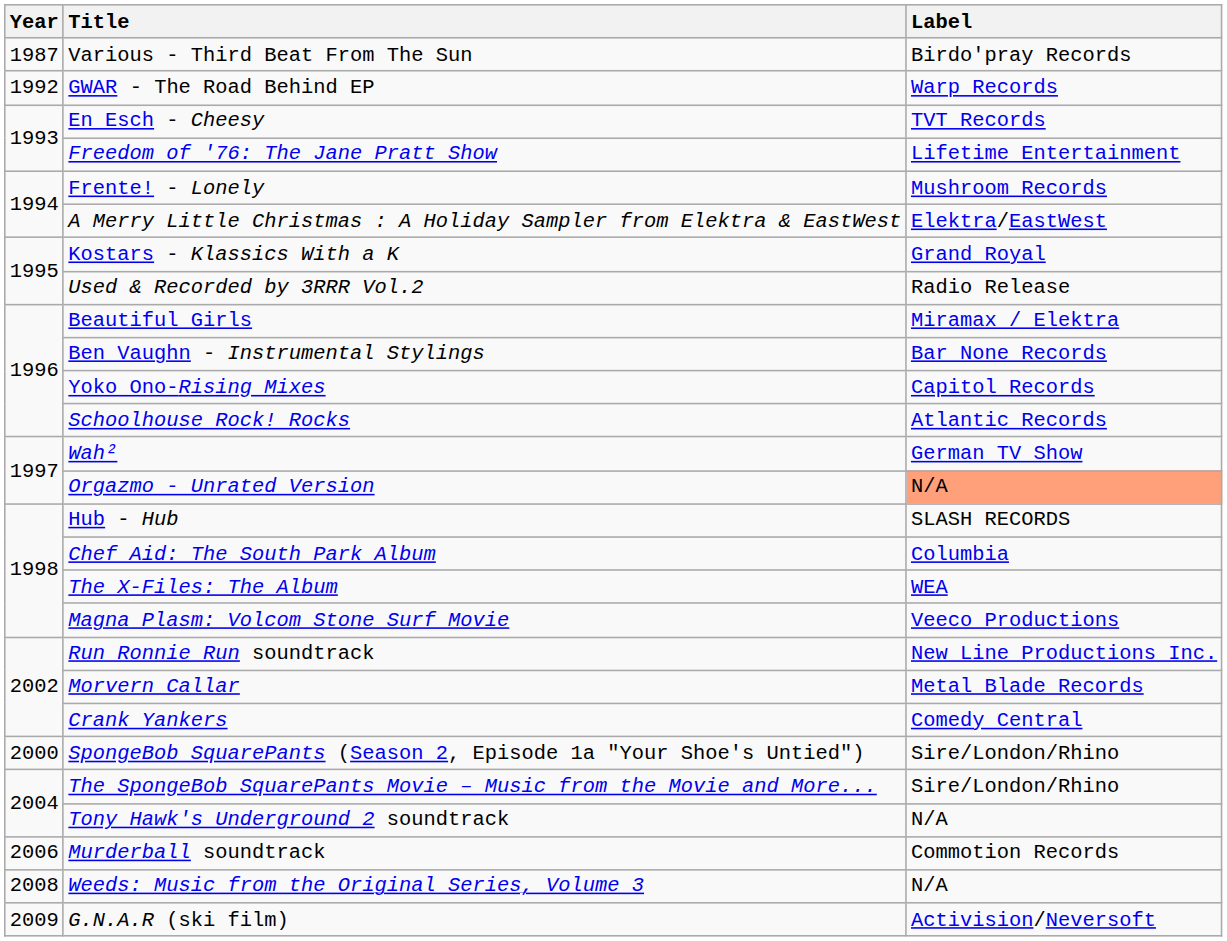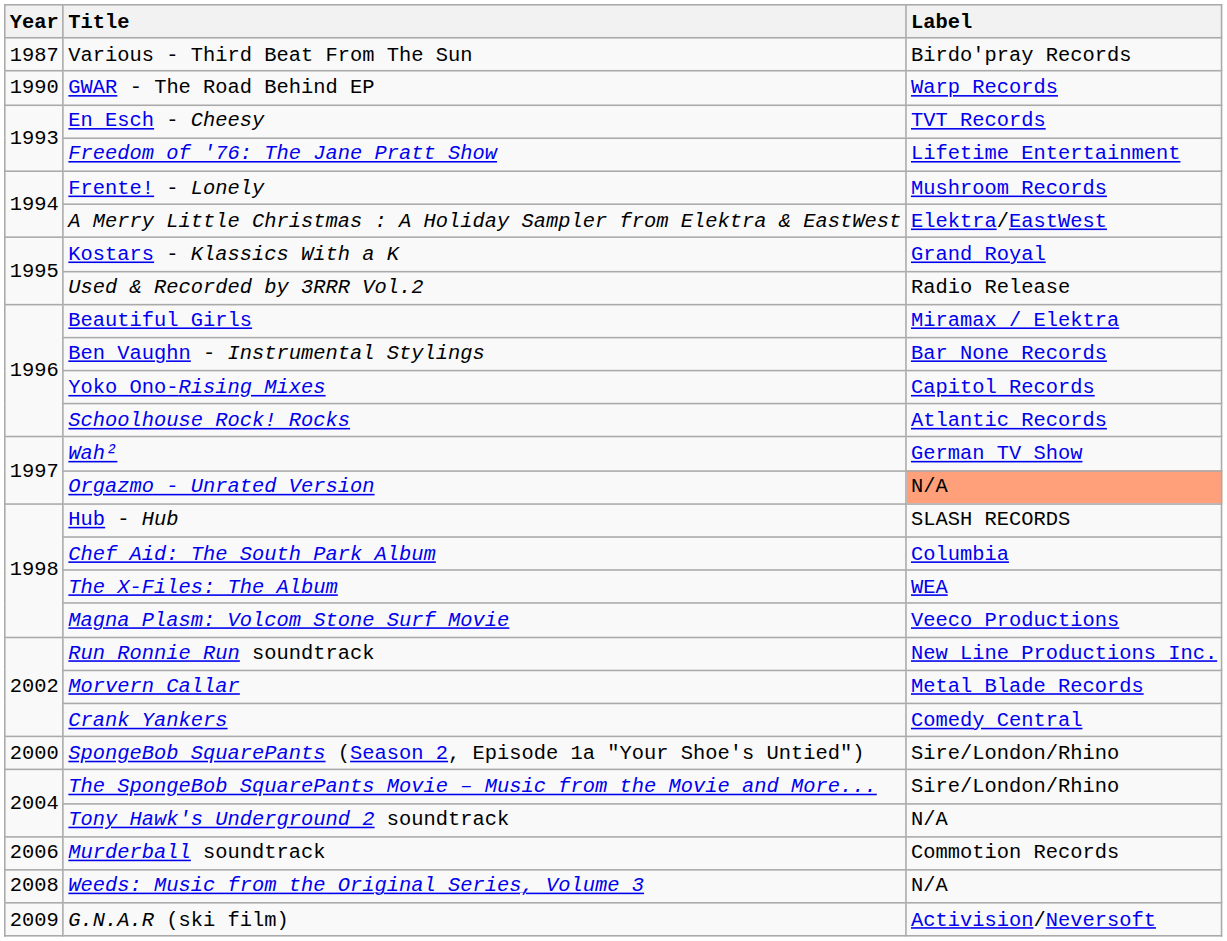(34, 88) 1992 -> (34, 88) 1990
